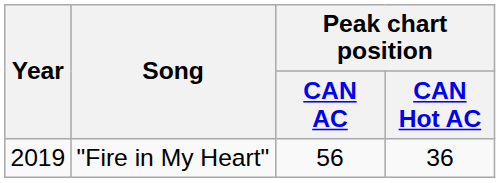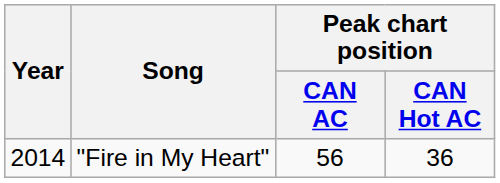(38, 157) 2019 -> (38, 157) 2014
